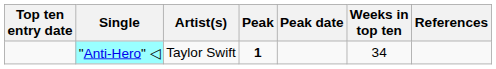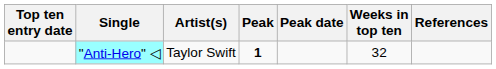(379, 52) 34 -> (379, 52) 32
